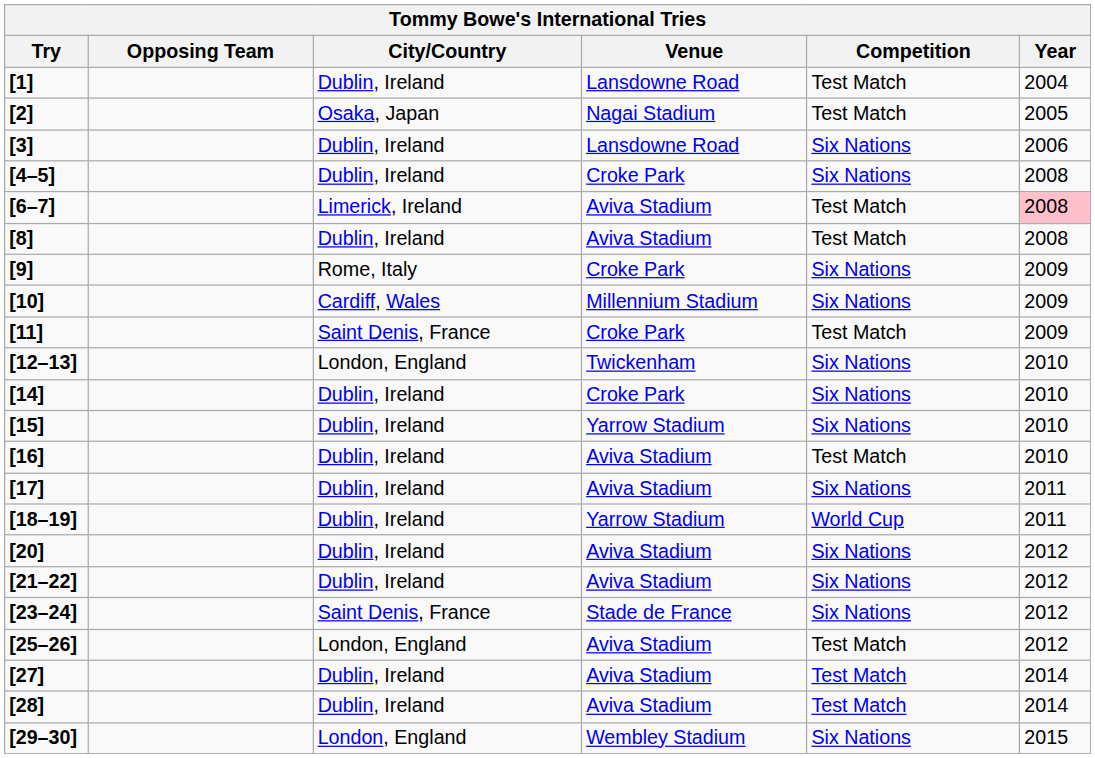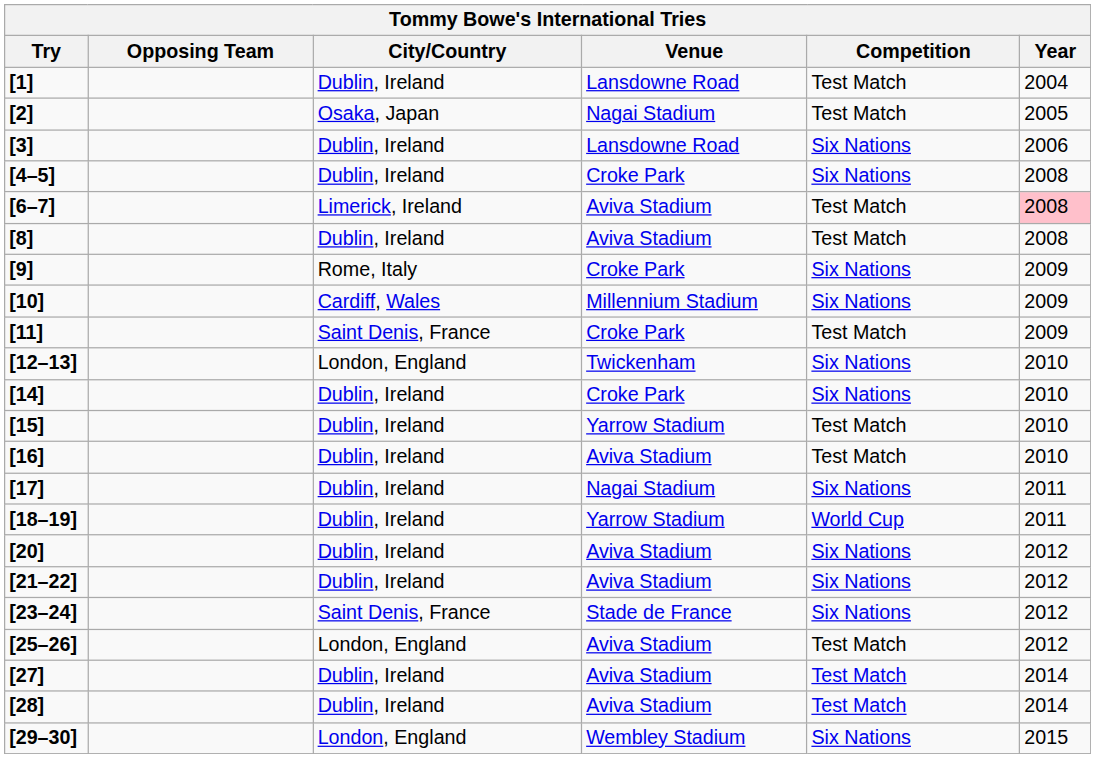(861, 425) Six Nations -> (859, 425) Test Match
(649, 488) Aviva Stadium -> (651, 488) Nagai Stadium
